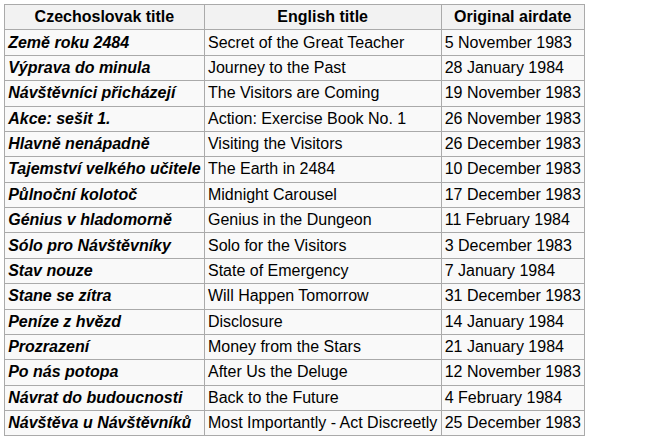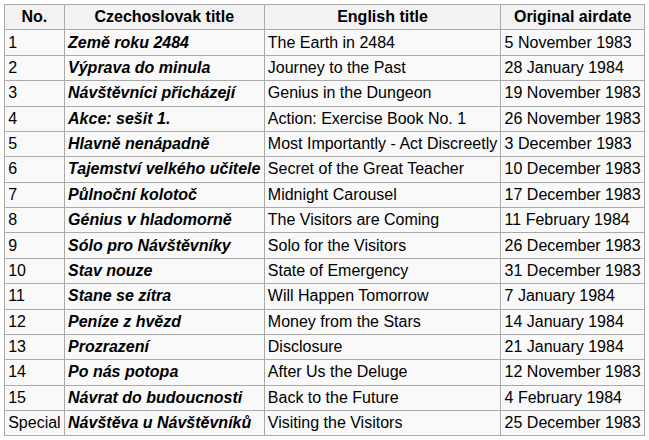+ column: (34, 17)
(306, 42) Secret of the Great Teacher -> (331, 42) The Earth in 2484
(294, 93) The Visitors are Coming -> (350, 93) Genius in the Dungeon
(275, 144) Visiting the Visitors -> (383, 144) Most Importantly - Act Discreetly
(513, 144) 26 December 1983 -> (568, 144) 3 December 1983
(272, 169) The Earth in 2484 -> (366, 169) Secret of the Great Teacher
(290, 220) Genius in the Dungeon -> (353, 220) The Visitors are Coming
(508, 245) 3 December 1983 -> (573, 245) 26 December 1983
(500, 270) 7 January 1984 -> (573, 270) 31 December 1983
(513, 296) 31 December 1983 -> (560, 296) 7 January 1984
(245, 321) Disclosure -> (344, 321) Money from the Stars
(284, 347) Money from the Stars -> (305, 347) Disclosure
(323, 423) Most Importantly - Act Discreetly -> (335, 423) Visiting the Visitors
